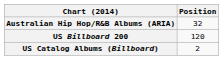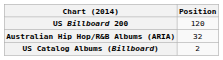rows swapped: (91, 23) <-> (91, 36)
